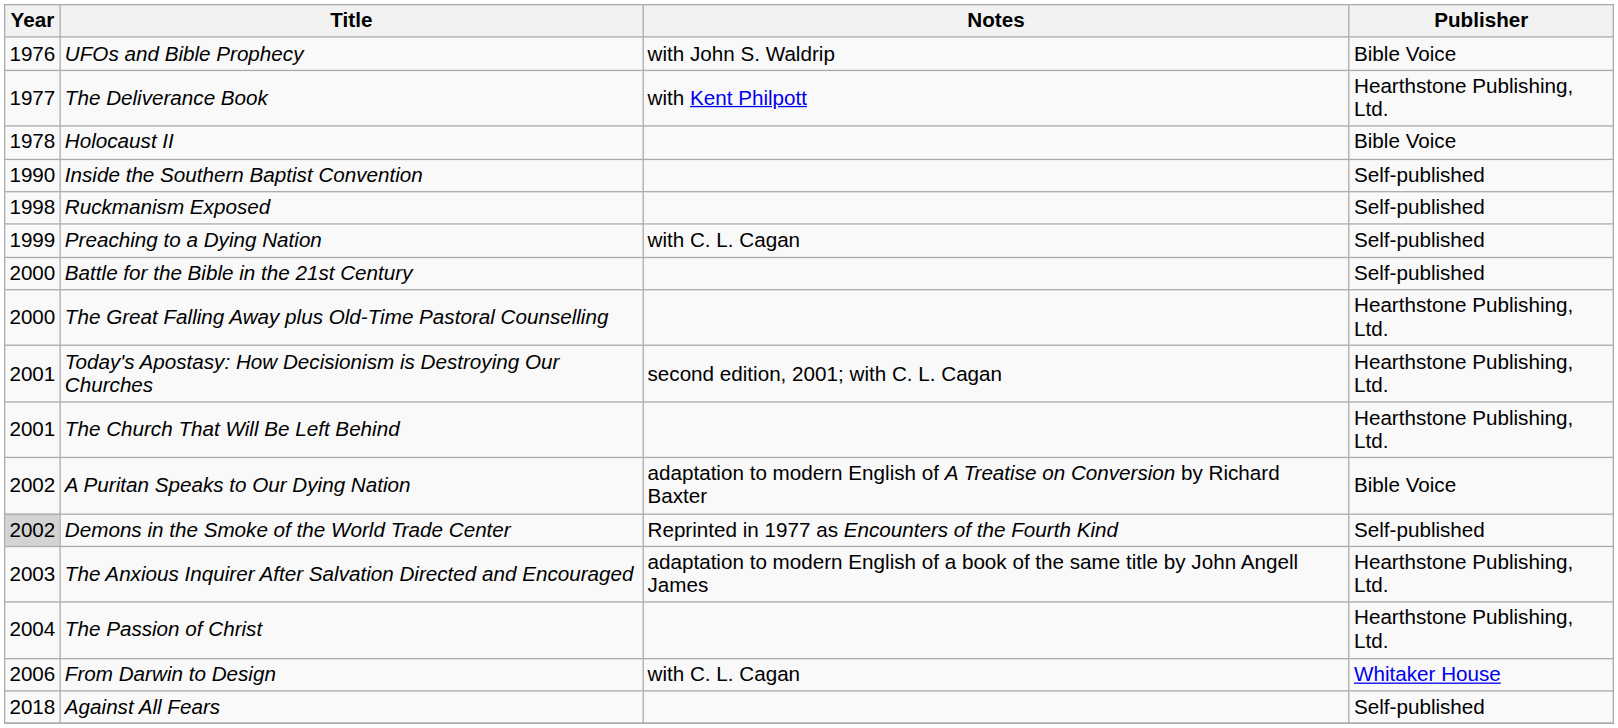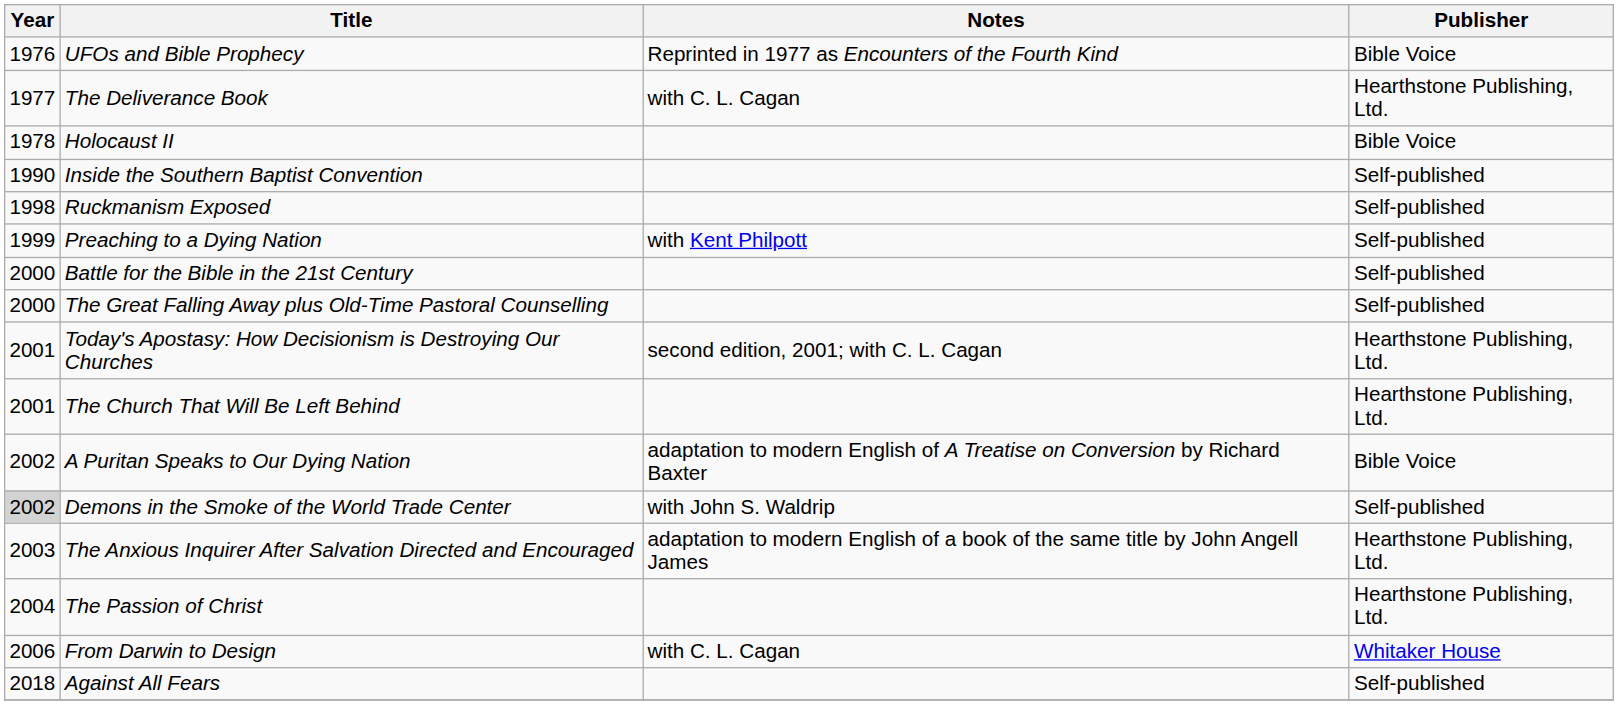(741, 53) with John S. Waldrip -> (883, 53) Reprinted in 1977 as Encounters of the Fourth Kind
(727, 97) with Kent Philpott -> (724, 97) with C. L. Cagan
(724, 240) with C. L. Cagan -> (727, 240) with Kent Philpott
(1464, 317) Hearthstone Publishing, Ltd. -> (1419, 305) Self-published
(883, 529) Reprinted in 1977 as Encounters of the Fourth Kind -> (741, 506) with John S. Waldrip
